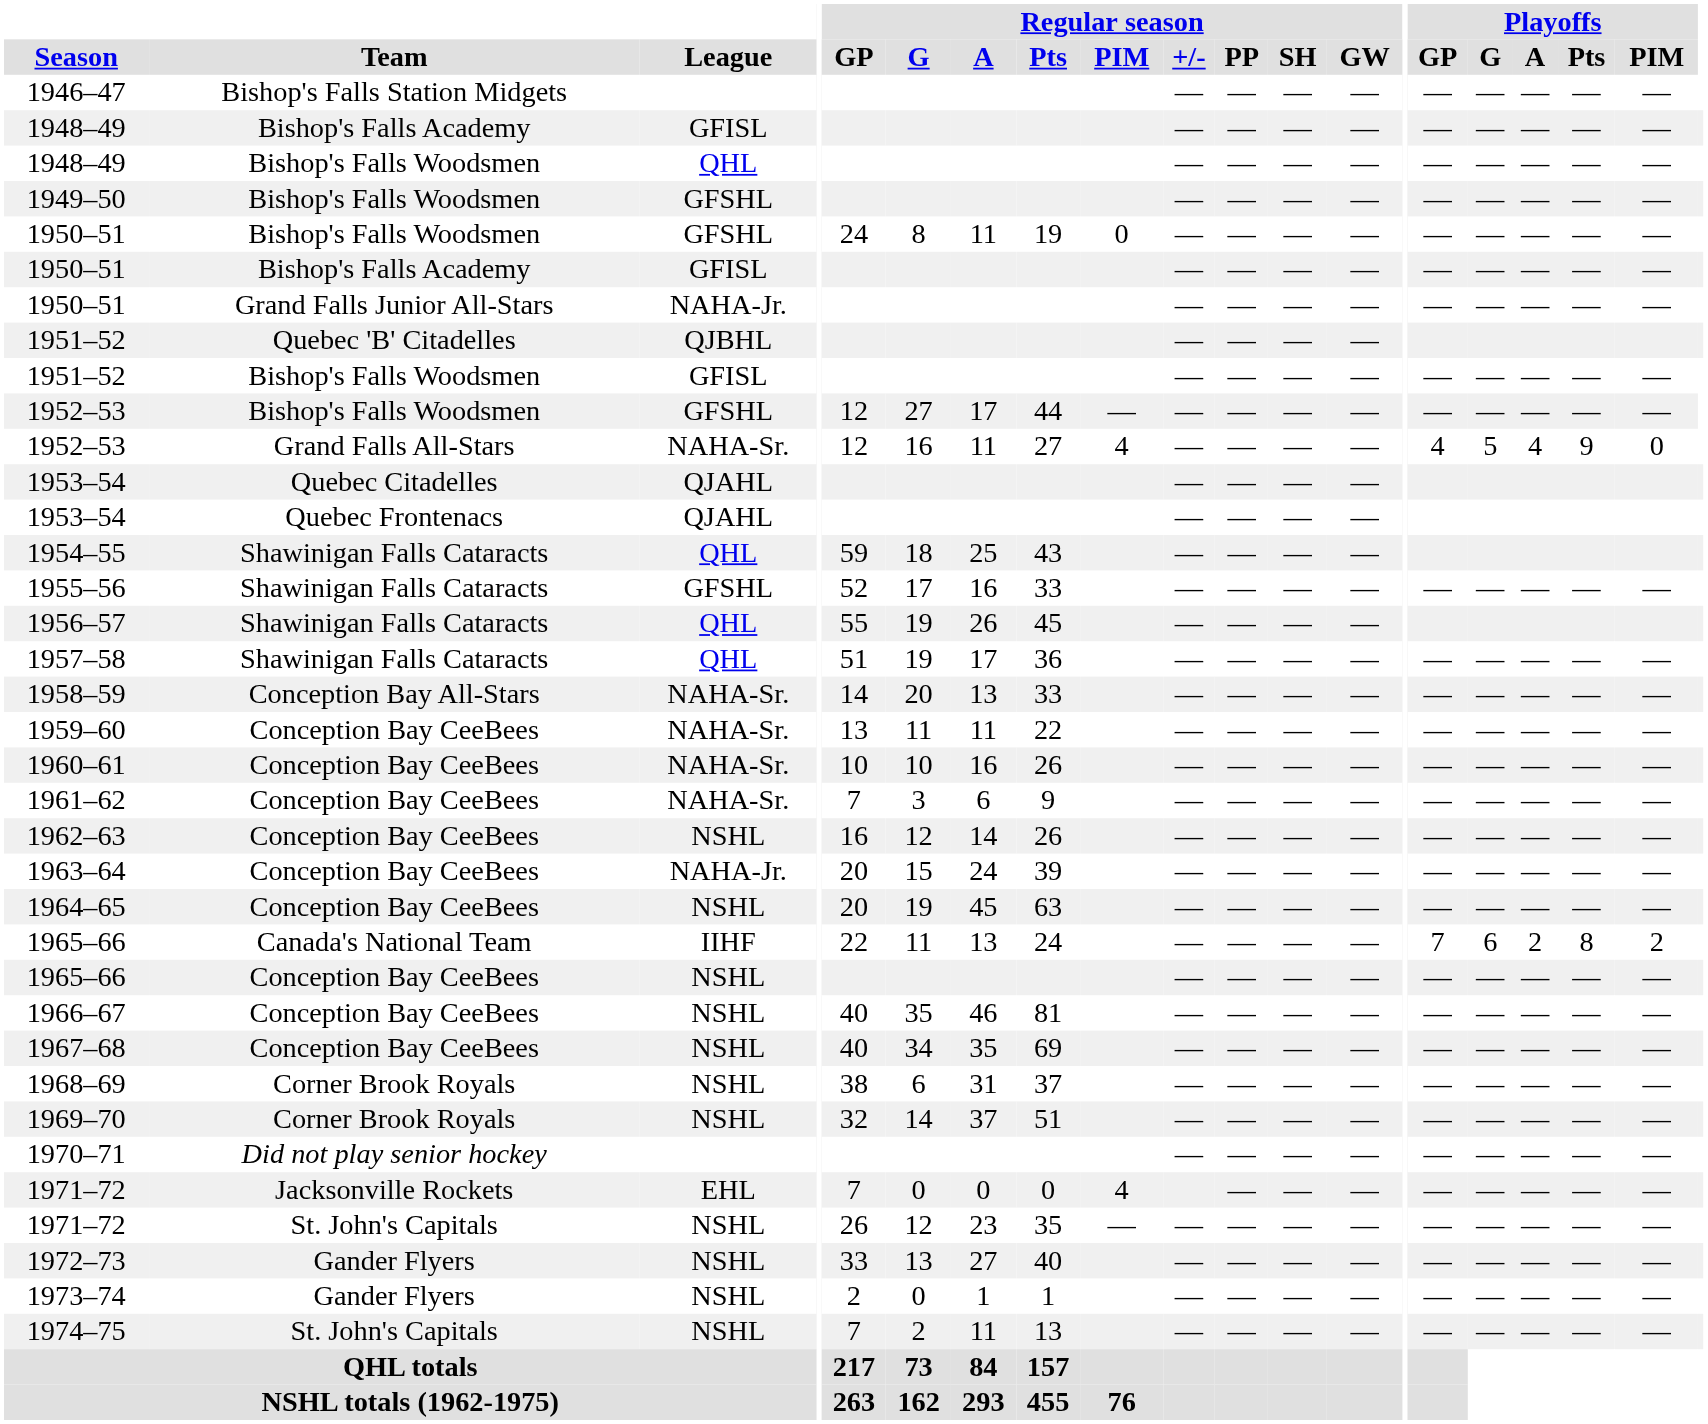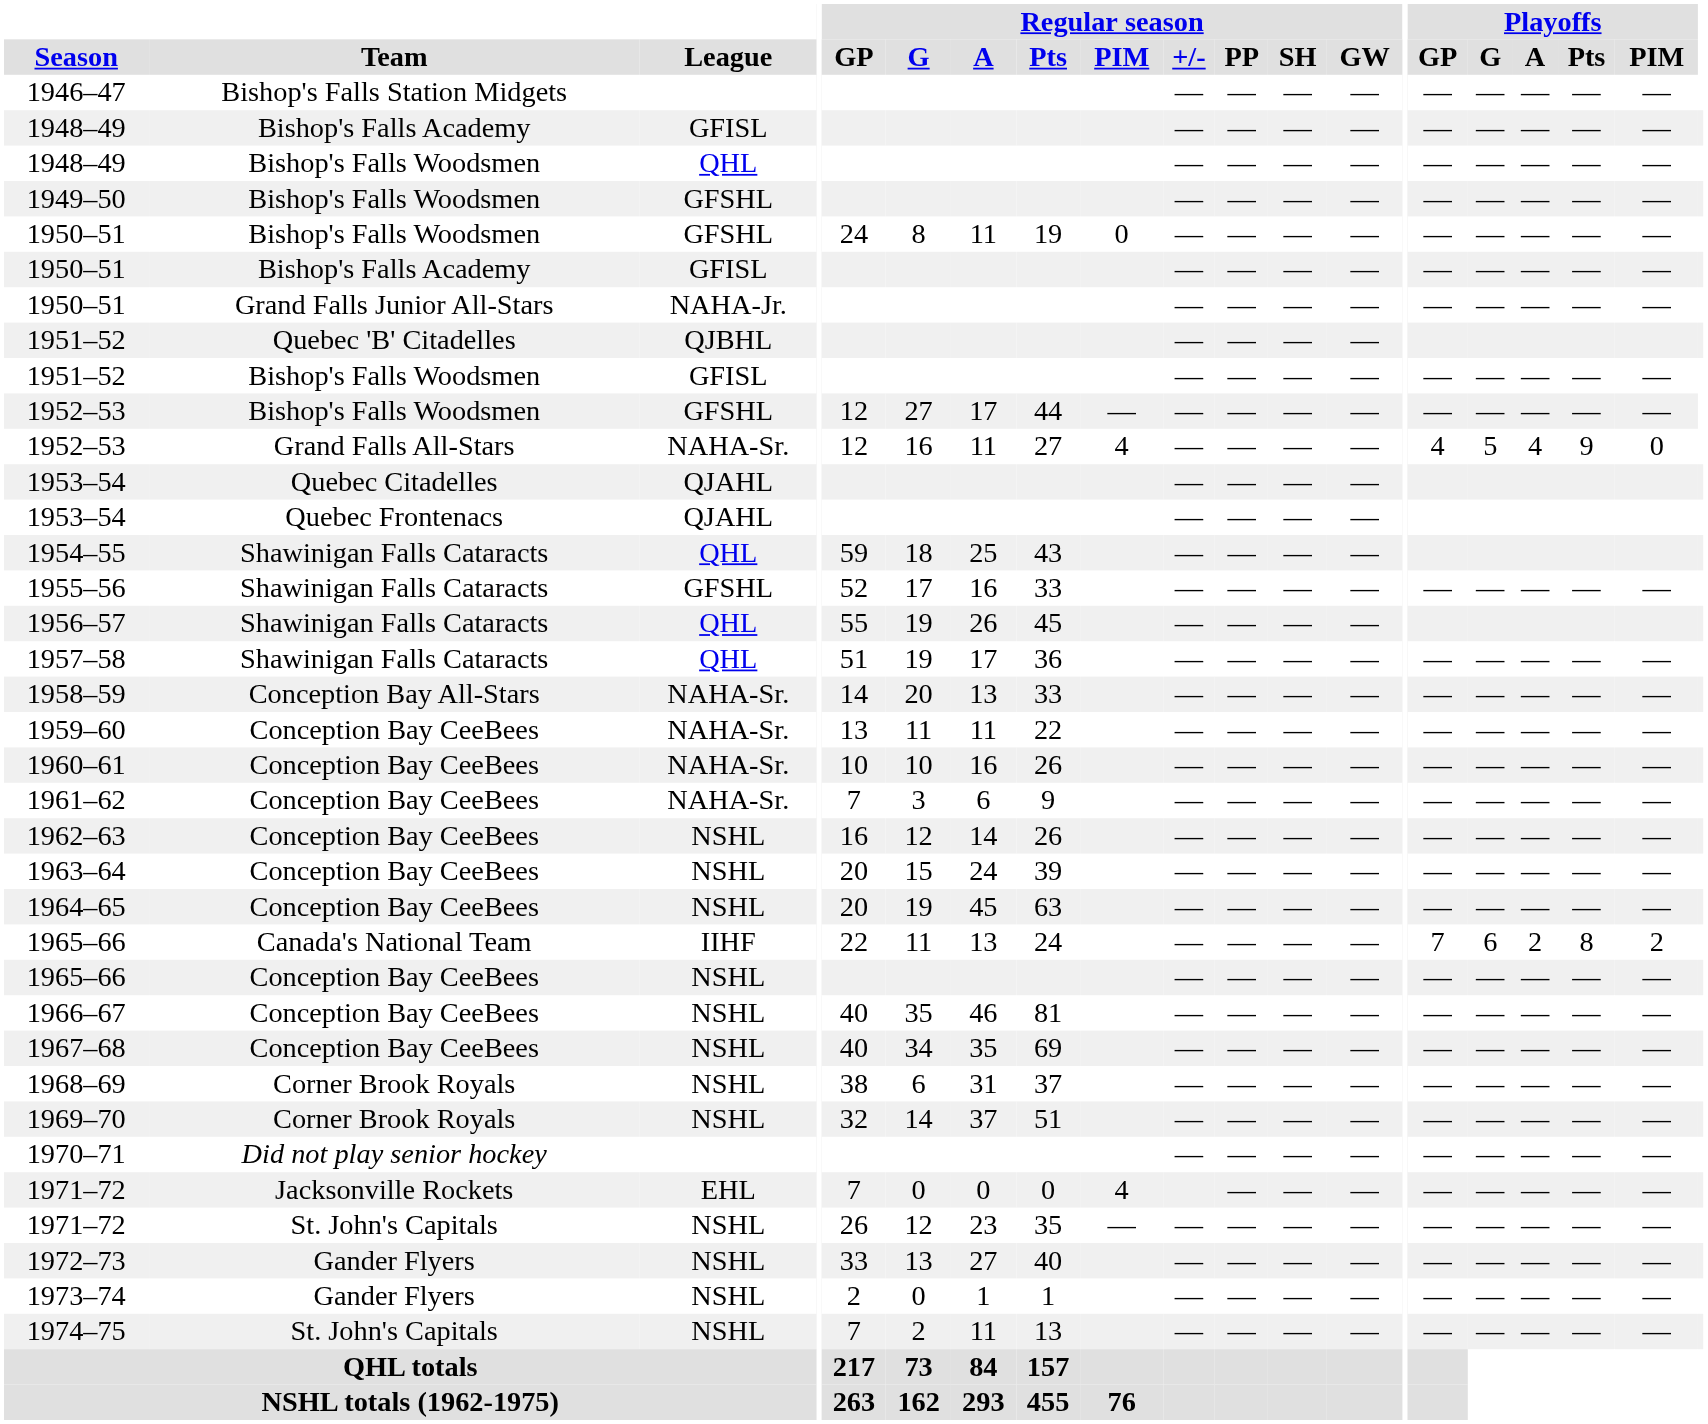(728, 870) NAHA-Jr. -> (728, 870) NSHL
